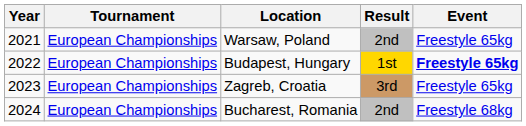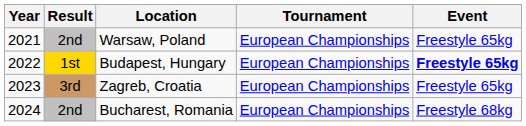columns swapped: (132, 16) <-> (387, 16)
